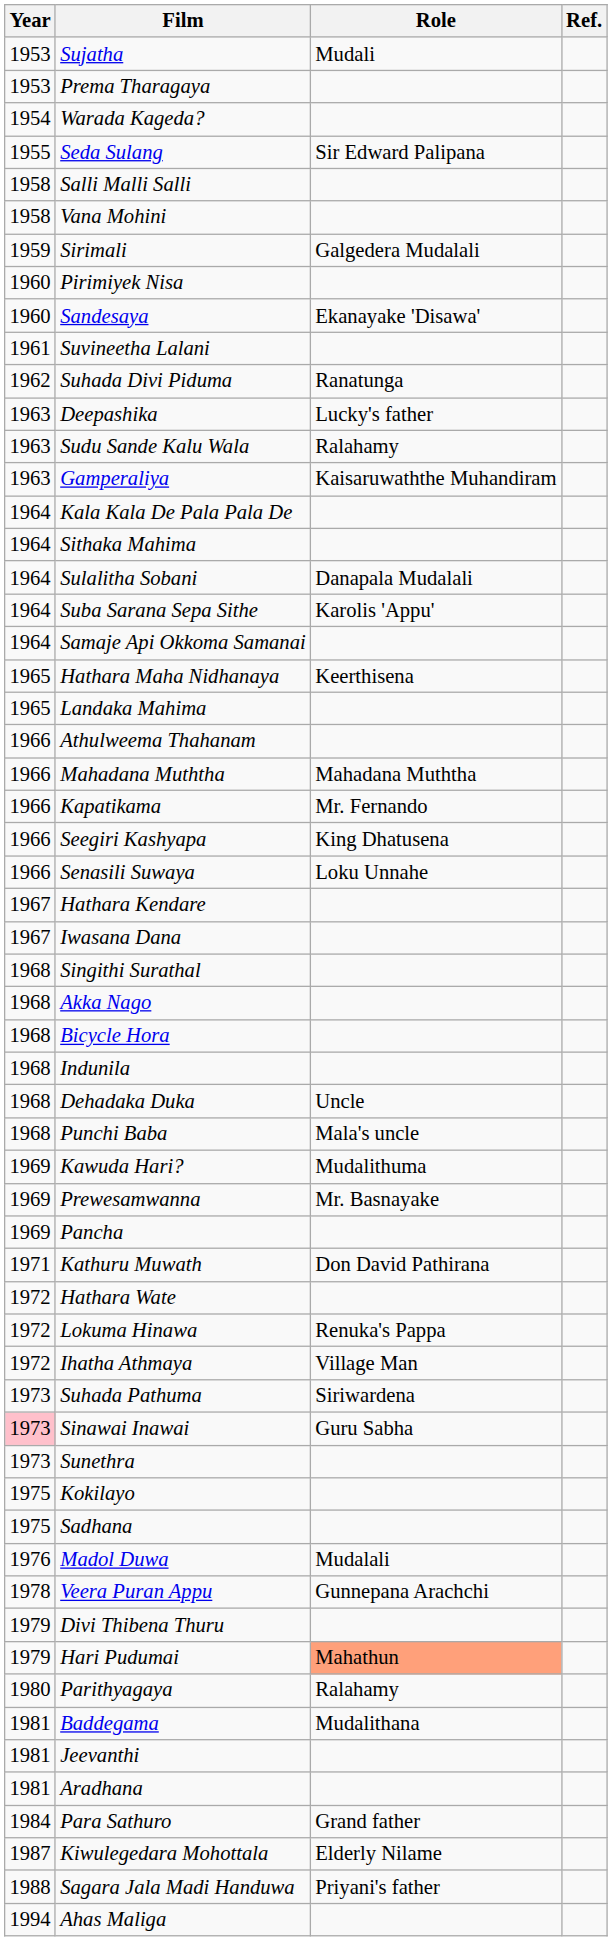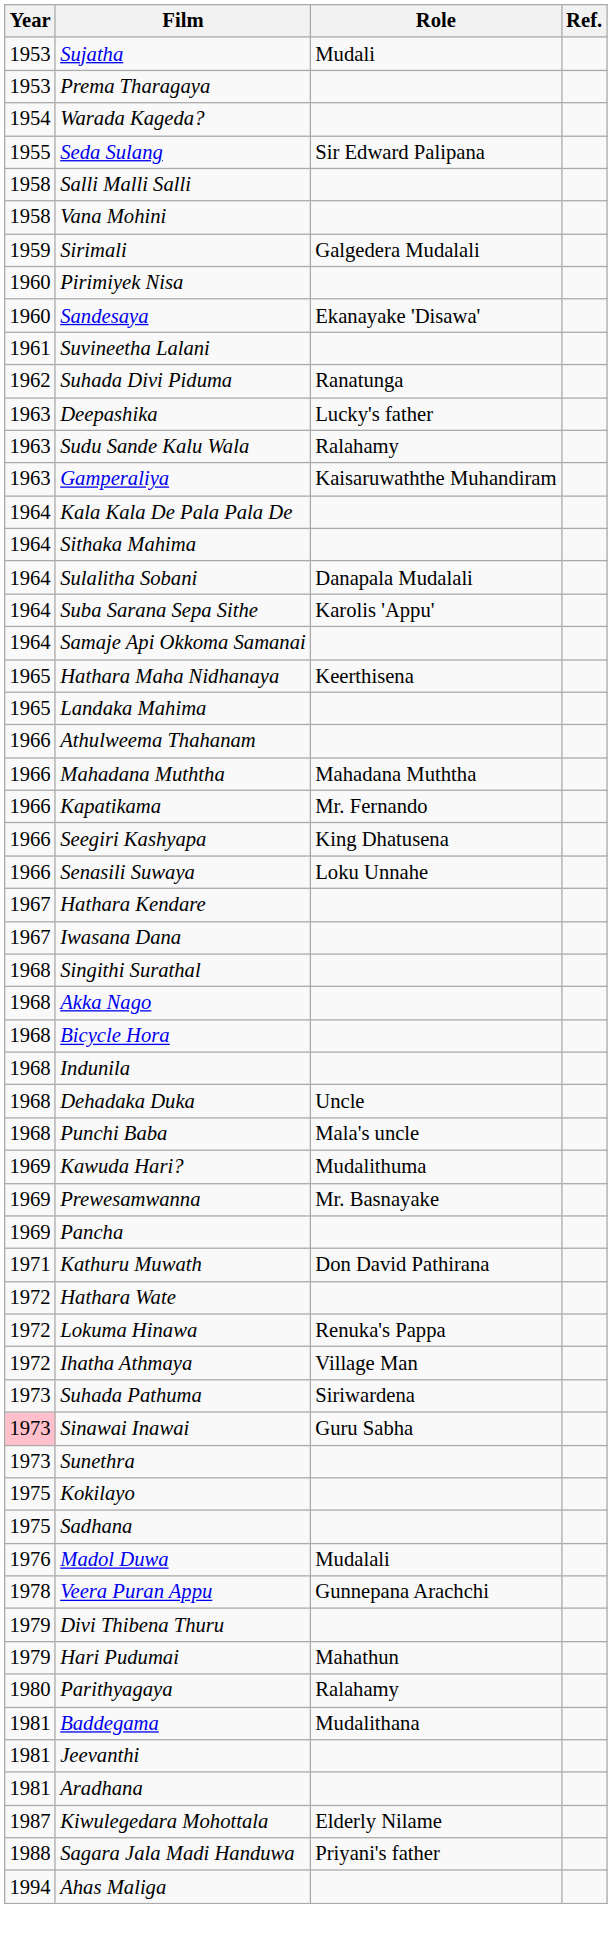(357, 1657) lightsalmon background -> (357, 1657) no background
- row: (116, 1821)
